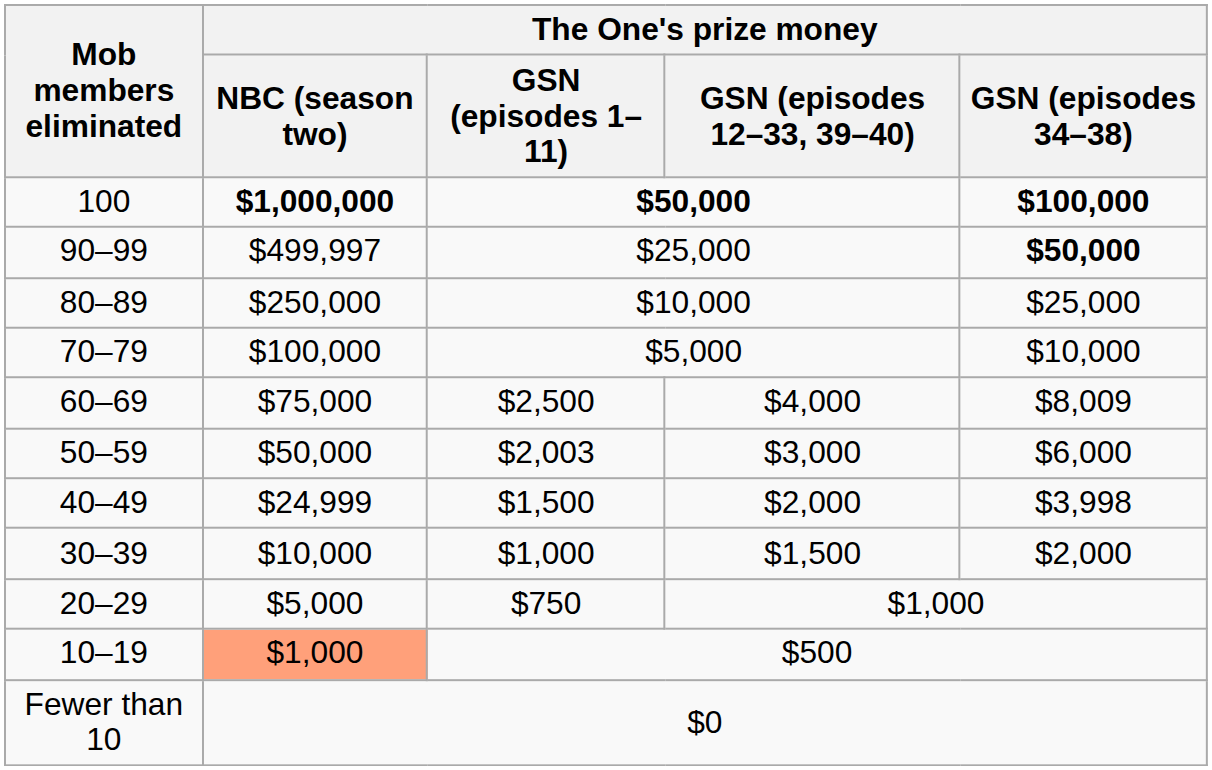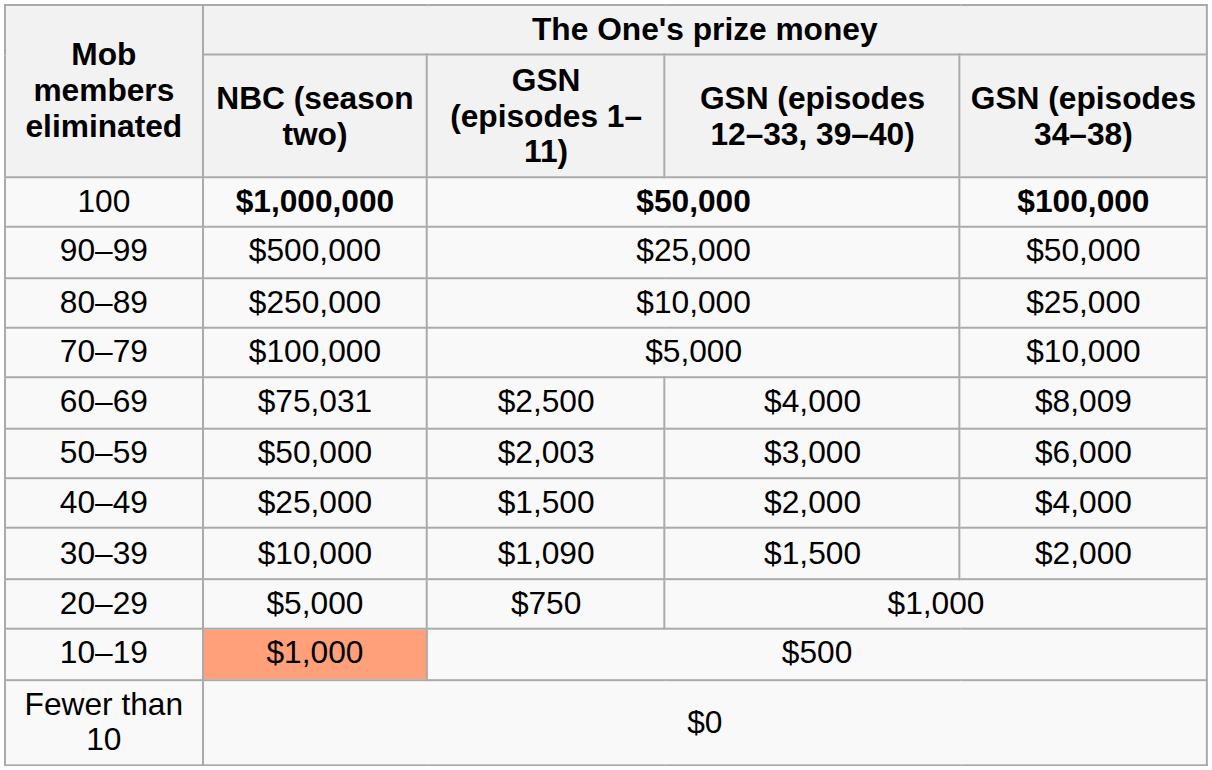(315, 251) $499,997 -> (315, 251) $500,000
(1083, 251) bold -> (1083, 251) normal
(315, 402) $75,000 -> (315, 402) $75,031
(315, 502) $24,999 -> (315, 502) $25,000
(1083, 502) $3,998 -> (1083, 502) $4,000
(546, 553) $1,000 -> (546, 553) $1,090
